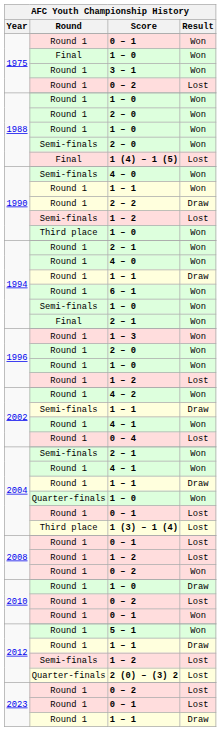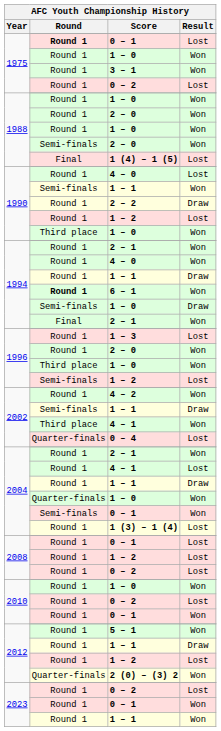(69, 41) normal -> (69, 41) bold
(198, 41) Won -> (198, 41) Lost
(69, 56) Final -> (69, 56) Round 1
(69, 174) Semi-finals -> (69, 174) Round 1
(198, 174) Won -> (198, 174) Lost
(69, 188) Round 1 -> (69, 188) Semi-finals
(69, 218) Semi-finals -> (69, 218) Round 1
(69, 292) normal -> (69, 292) bold
(198, 306) Won -> (198, 306) Draw
(198, 336) Won -> (198, 336) Lost
(69, 365) Round 1 -> (69, 365) Third place
(69, 380) Round 1 -> (69, 380) Semi-finals
(69, 424) Round 1 -> (69, 424) Third place
(69, 439) Round 1 -> (69, 439) Quarter-finals
(69, 454) Semi-finals -> (69, 454) Round 1
(198, 468) Won -> (198, 468) Lost
(69, 513) Round 1 -> (69, 513) Semi-finals
(198, 513) Lost -> (198, 513) Won
(69, 527) Third place -> (69, 527) Round 1
(198, 572) Won -> (198, 572) Lost
(198, 586) Draw -> (198, 586) Won
(69, 660) Semi-finals -> (69, 660) Round 1
(198, 675) Lost -> (198, 675) Won
(198, 704) Lost -> (198, 704) Won
(198, 719) Draw -> (198, 719) Won
